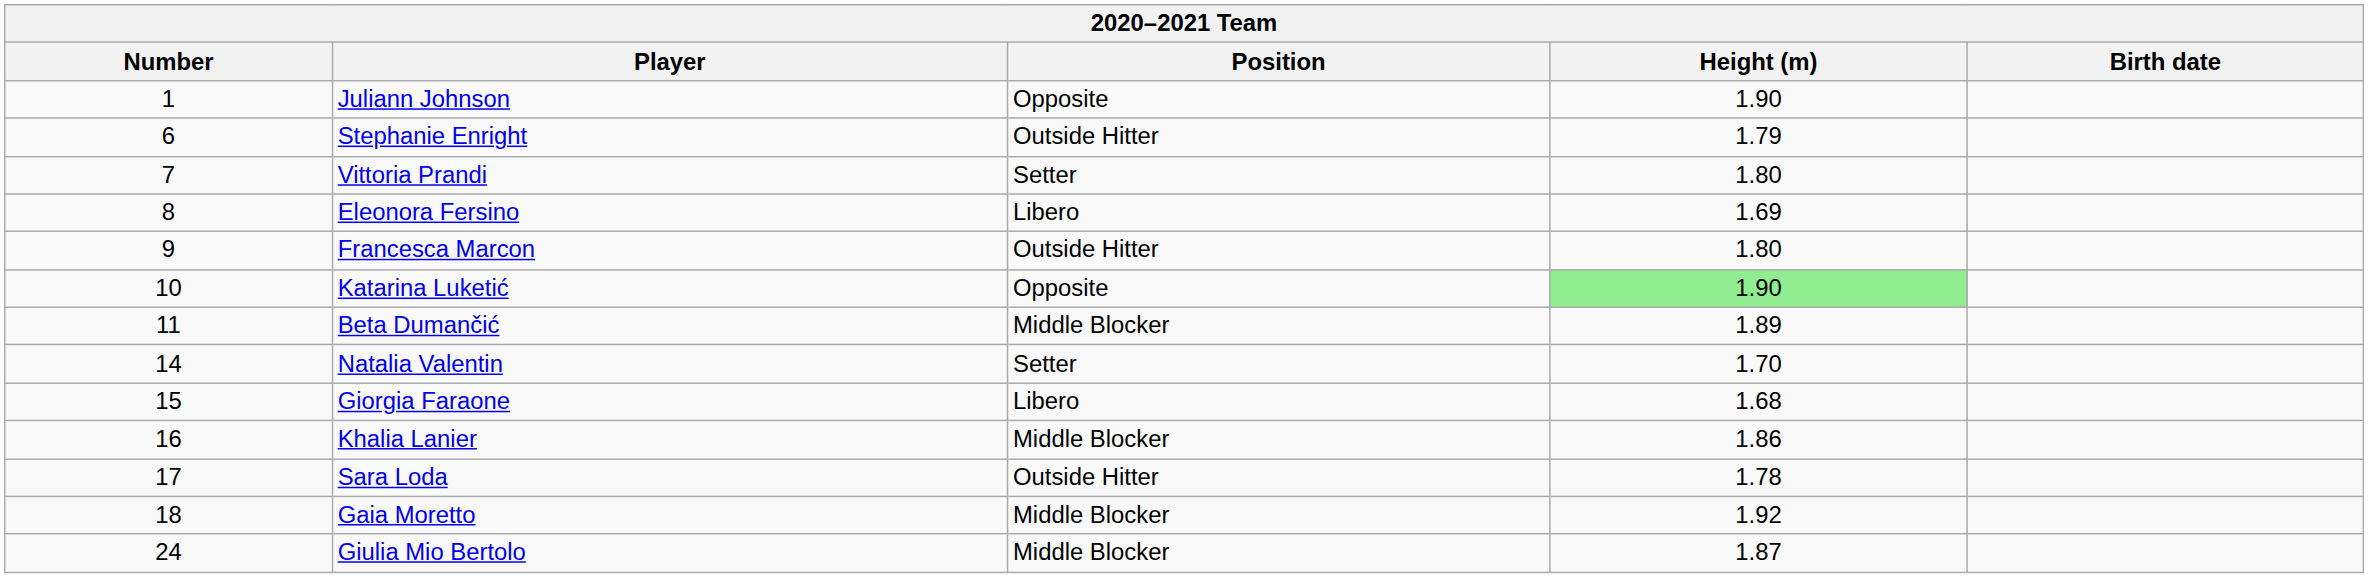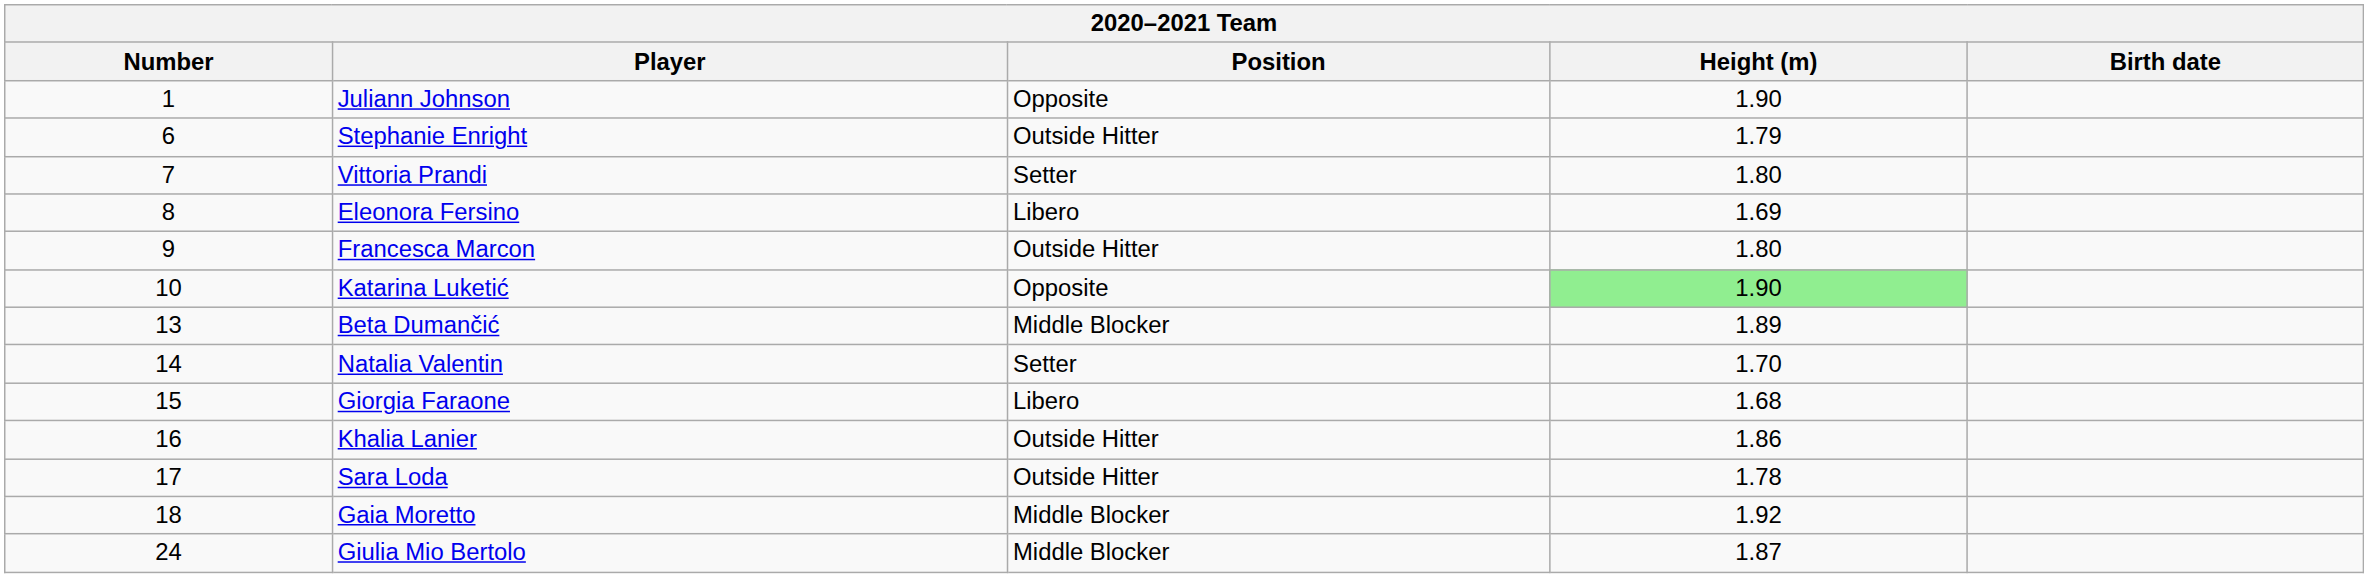(168, 325) 11 -> (168, 325) 13
(1091, 439) Middle Blocker -> (1086, 439) Outside Hitter
